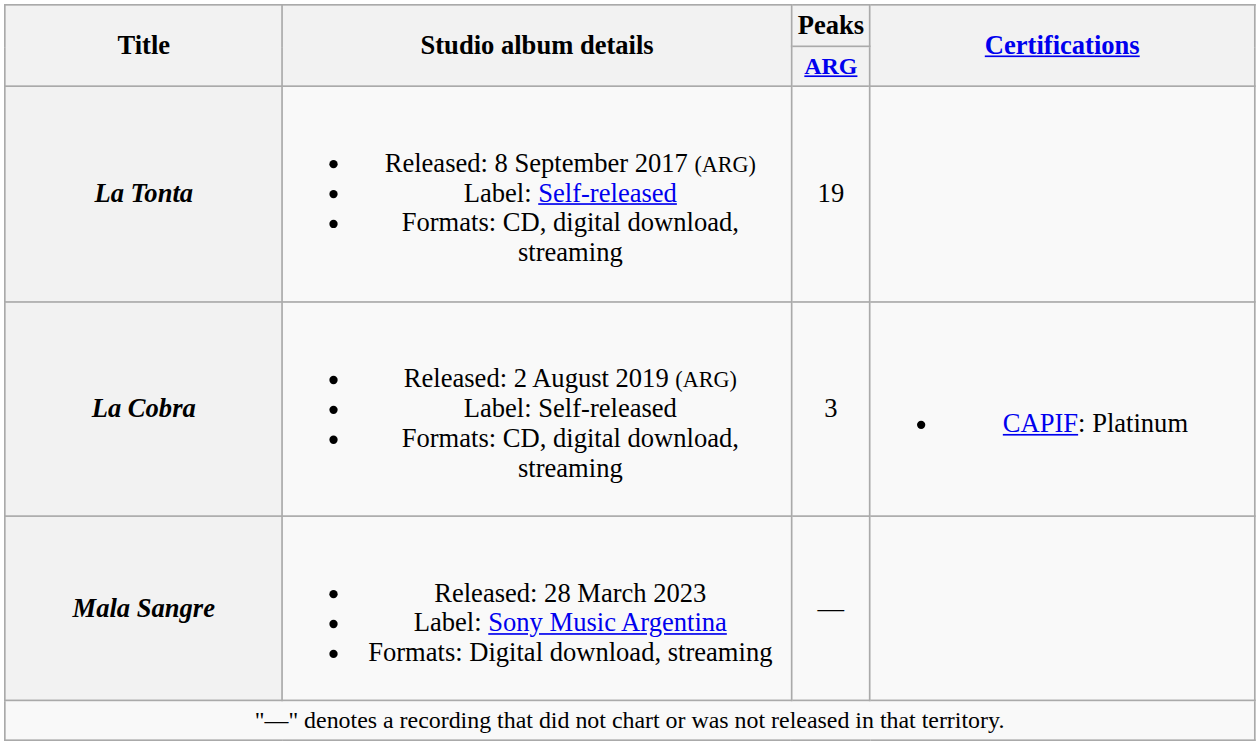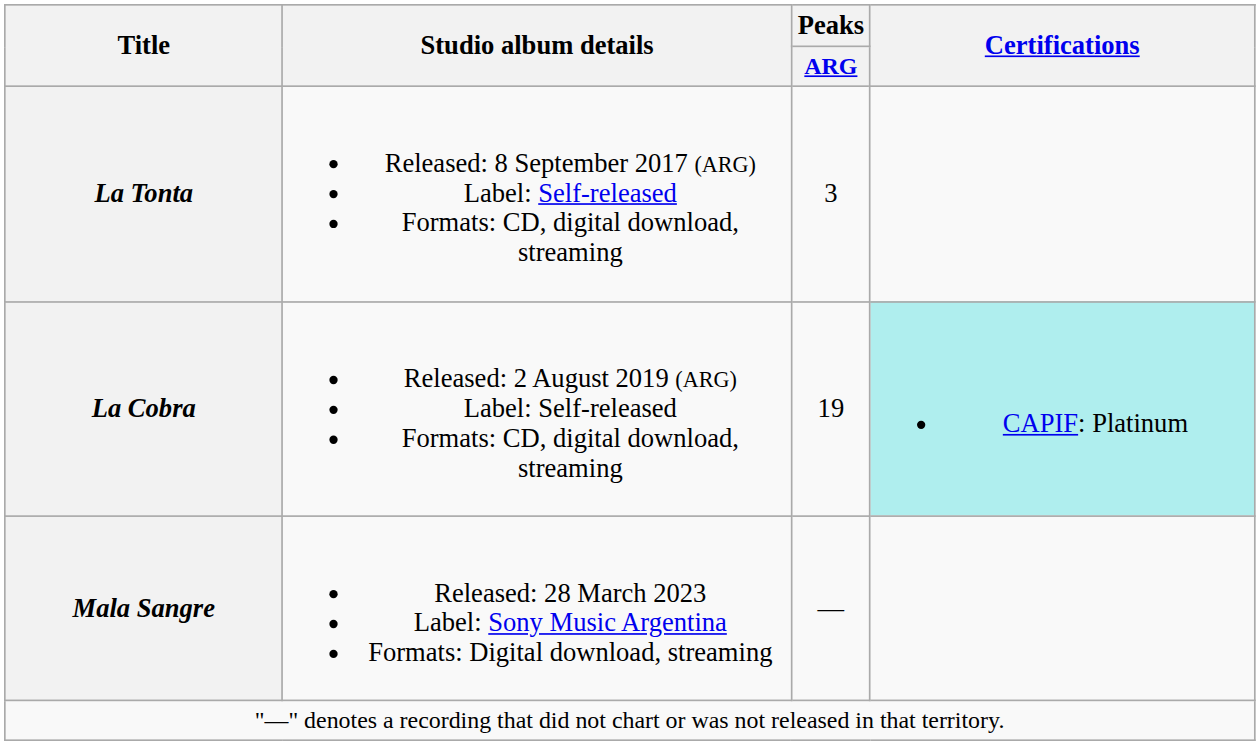(831, 193) 19 -> (831, 193) 3
(831, 408) 3 -> (831, 408) 19
(1062, 423) no background -> (1062, 423) paleturquoise background
